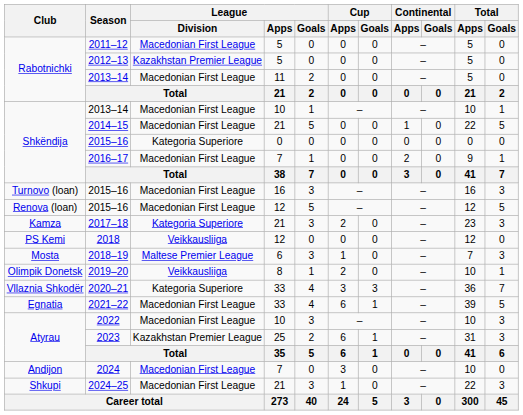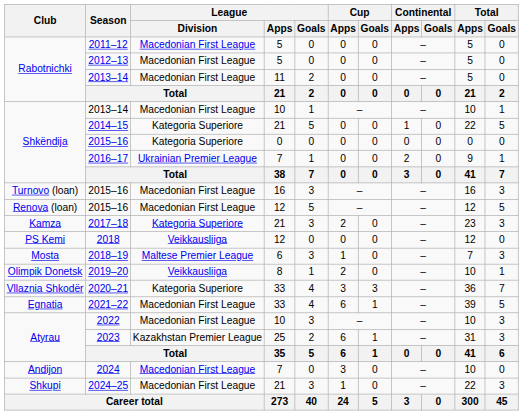(197, 61) Kazakhstan Premier League -> (197, 61) Macedonian First League
(197, 126) Macedonian First League -> (197, 126) Kategoria Superiore
(197, 158) Macedonian First League -> (197, 158) Ukrainian Premier League
